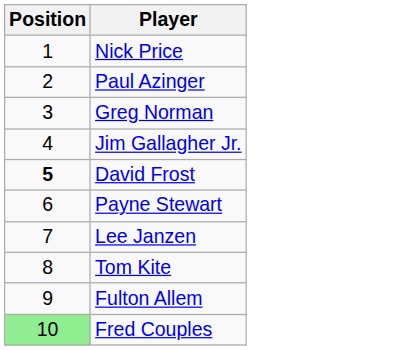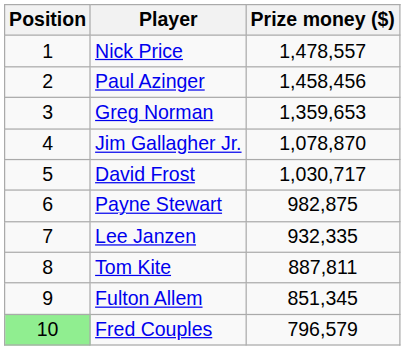+ column: (323, 19)
(48, 174) bold -> (48, 174) normal
